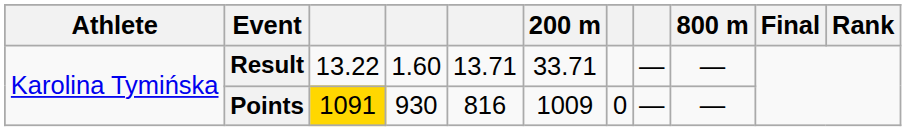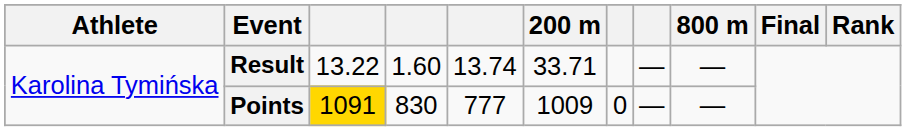(485, 66) 13.71 -> (485, 66) 13.74
(416, 106) 930 -> (416, 106) 830
(485, 106) 816 -> (485, 106) 777
